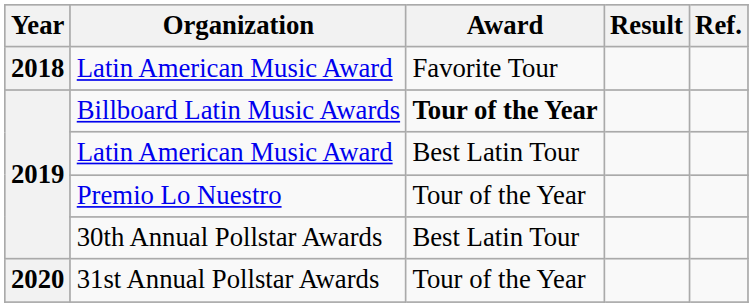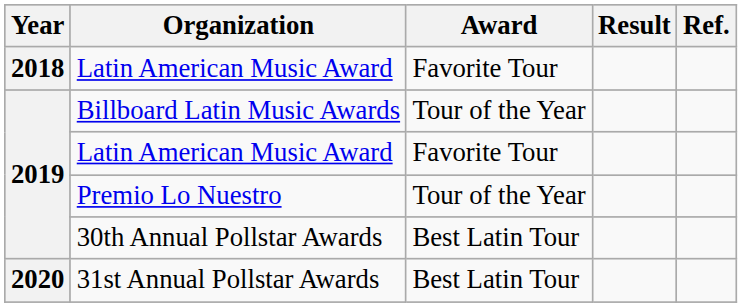(505, 110) bold -> (499, 110) normal
(496, 152) Best Latin Tour -> (485, 152) Favorite Tour
(499, 279) Tour of the Year -> (496, 279) Best Latin Tour
